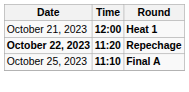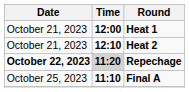+ row: (142, 45)
(108, 45) no background -> (108, 62) lightgrey background
